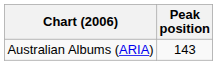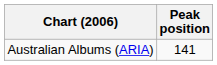(185, 49) 143 -> (185, 49) 141
